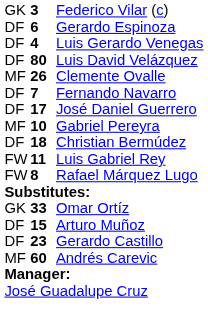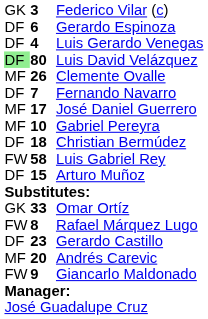(14, 60) no background -> (14, 60) lightgreen background
(14, 109) DF -> (15, 109) MF
(38, 159) 11 -> (38, 159) 58
rows swapped: (127, 175) <-> (100, 224)
(38, 257) 60 -> (38, 257) 20
+ row: (126, 274)
